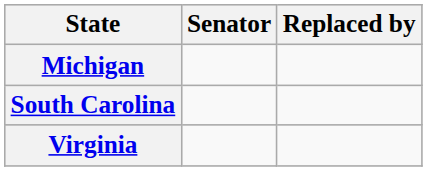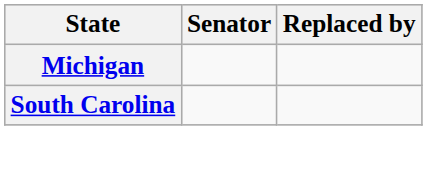- row: (93, 144)
